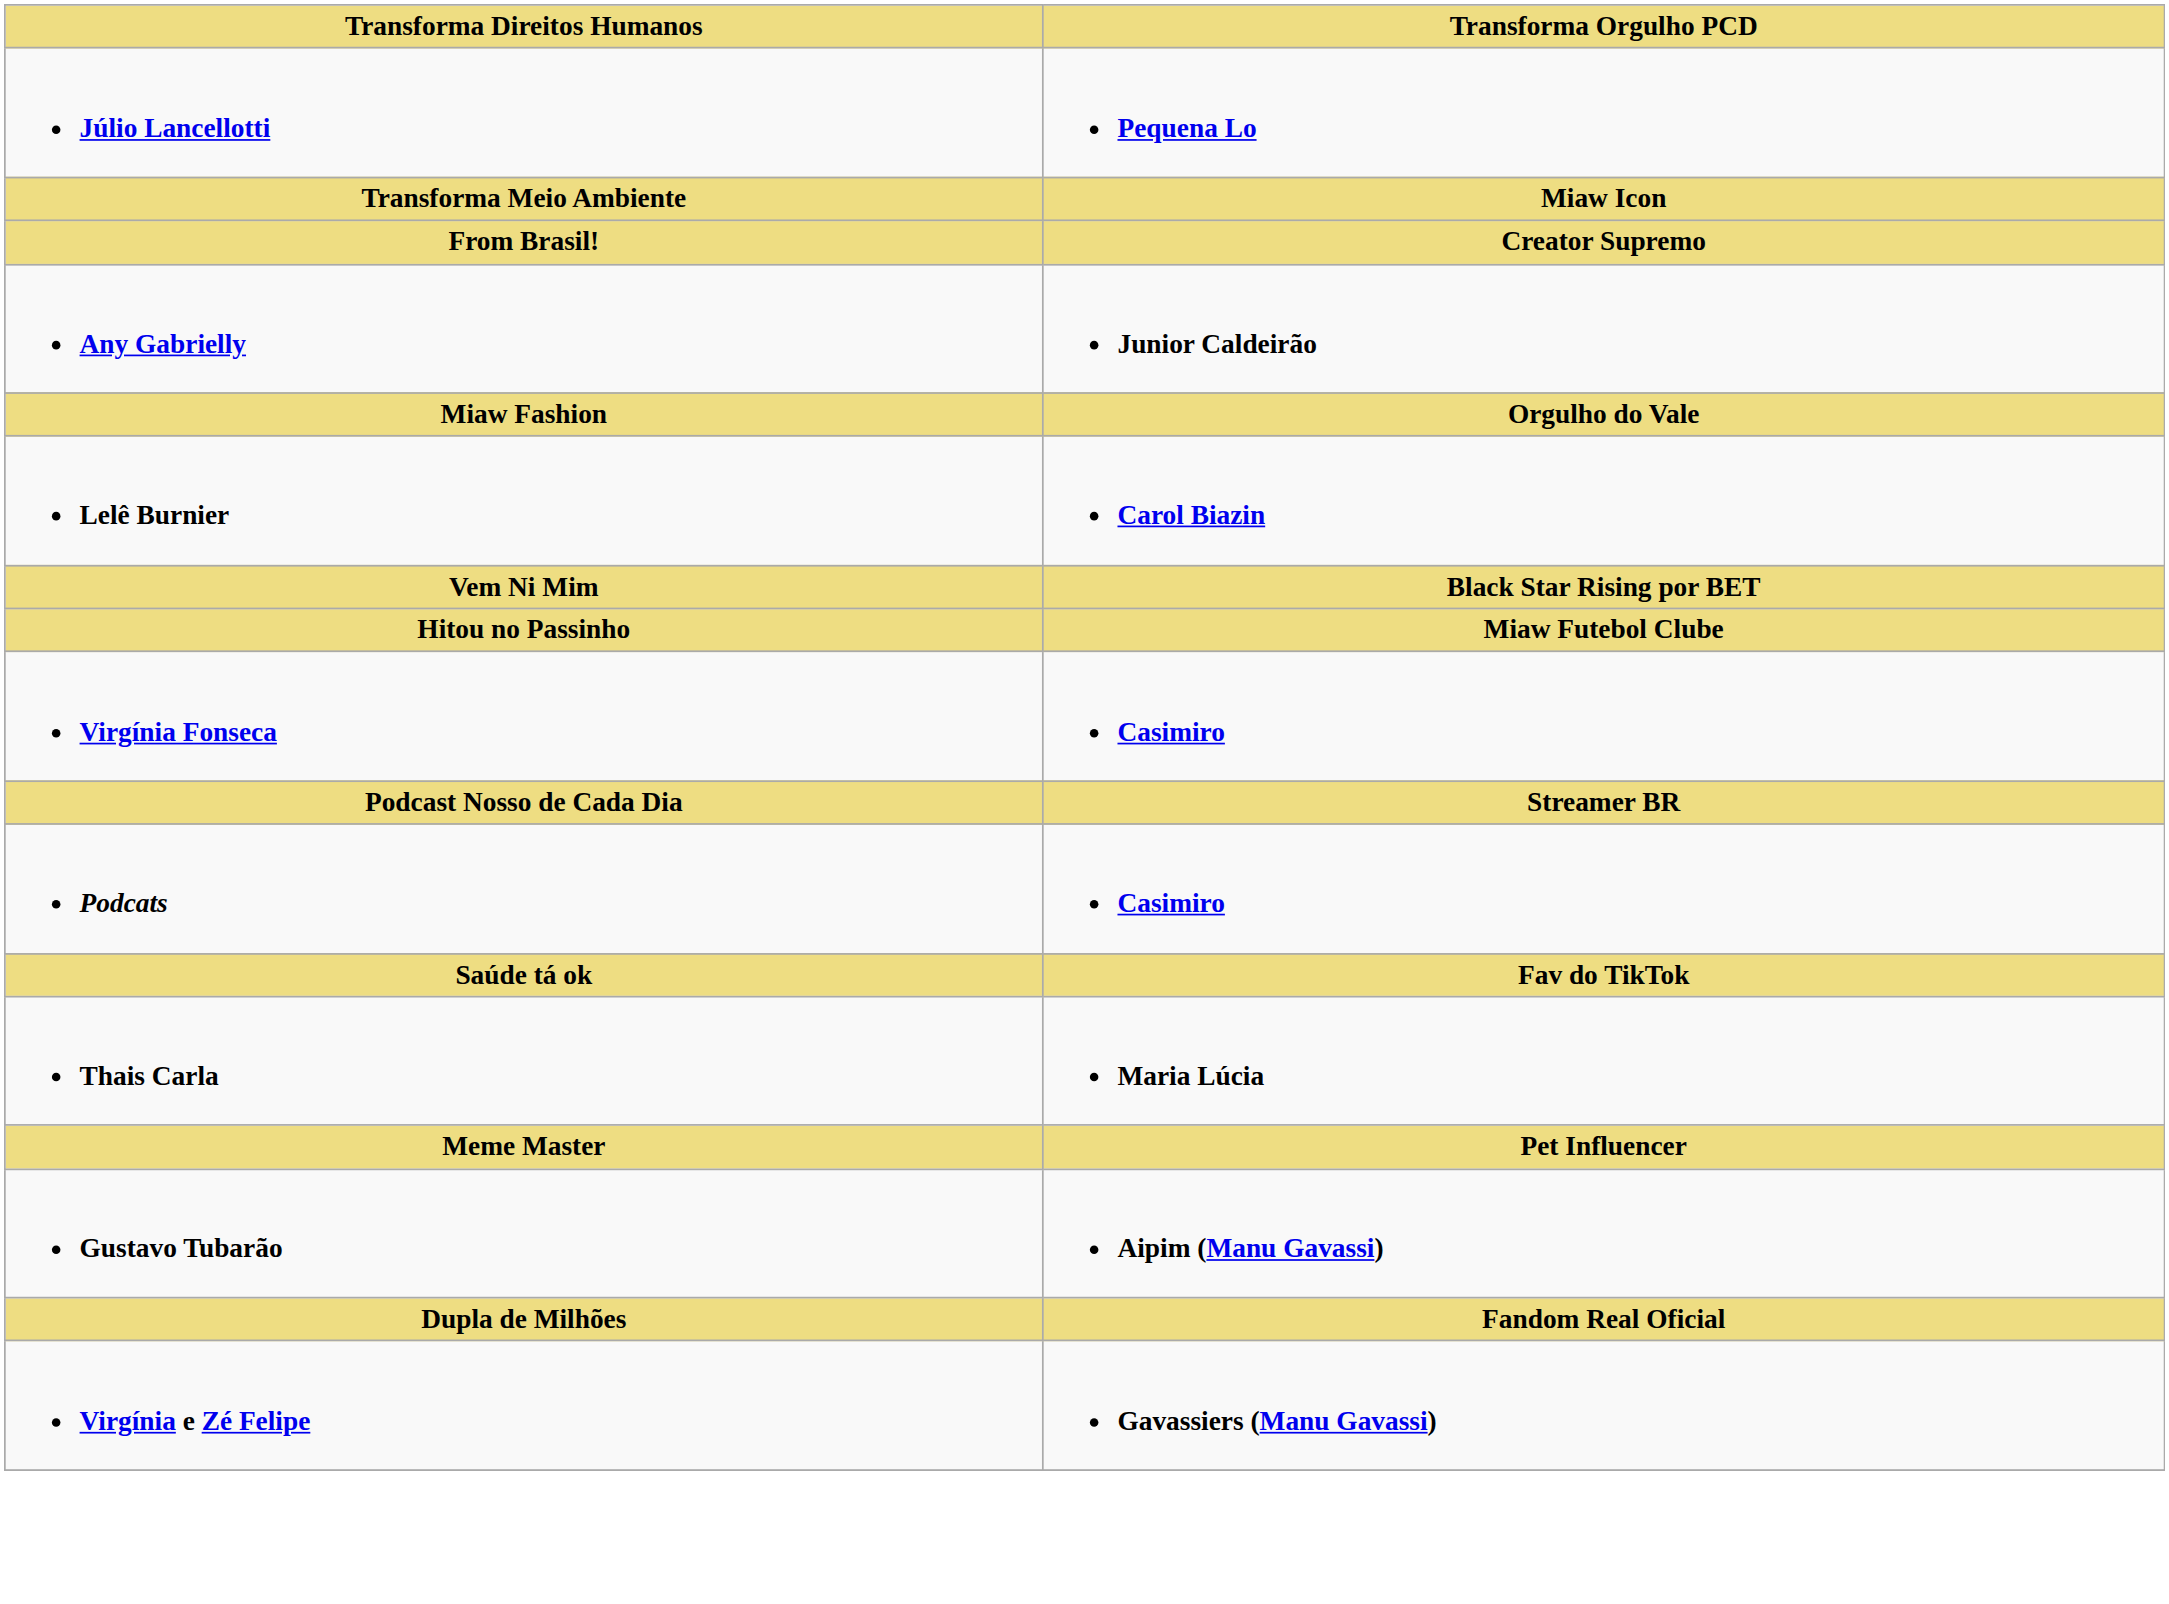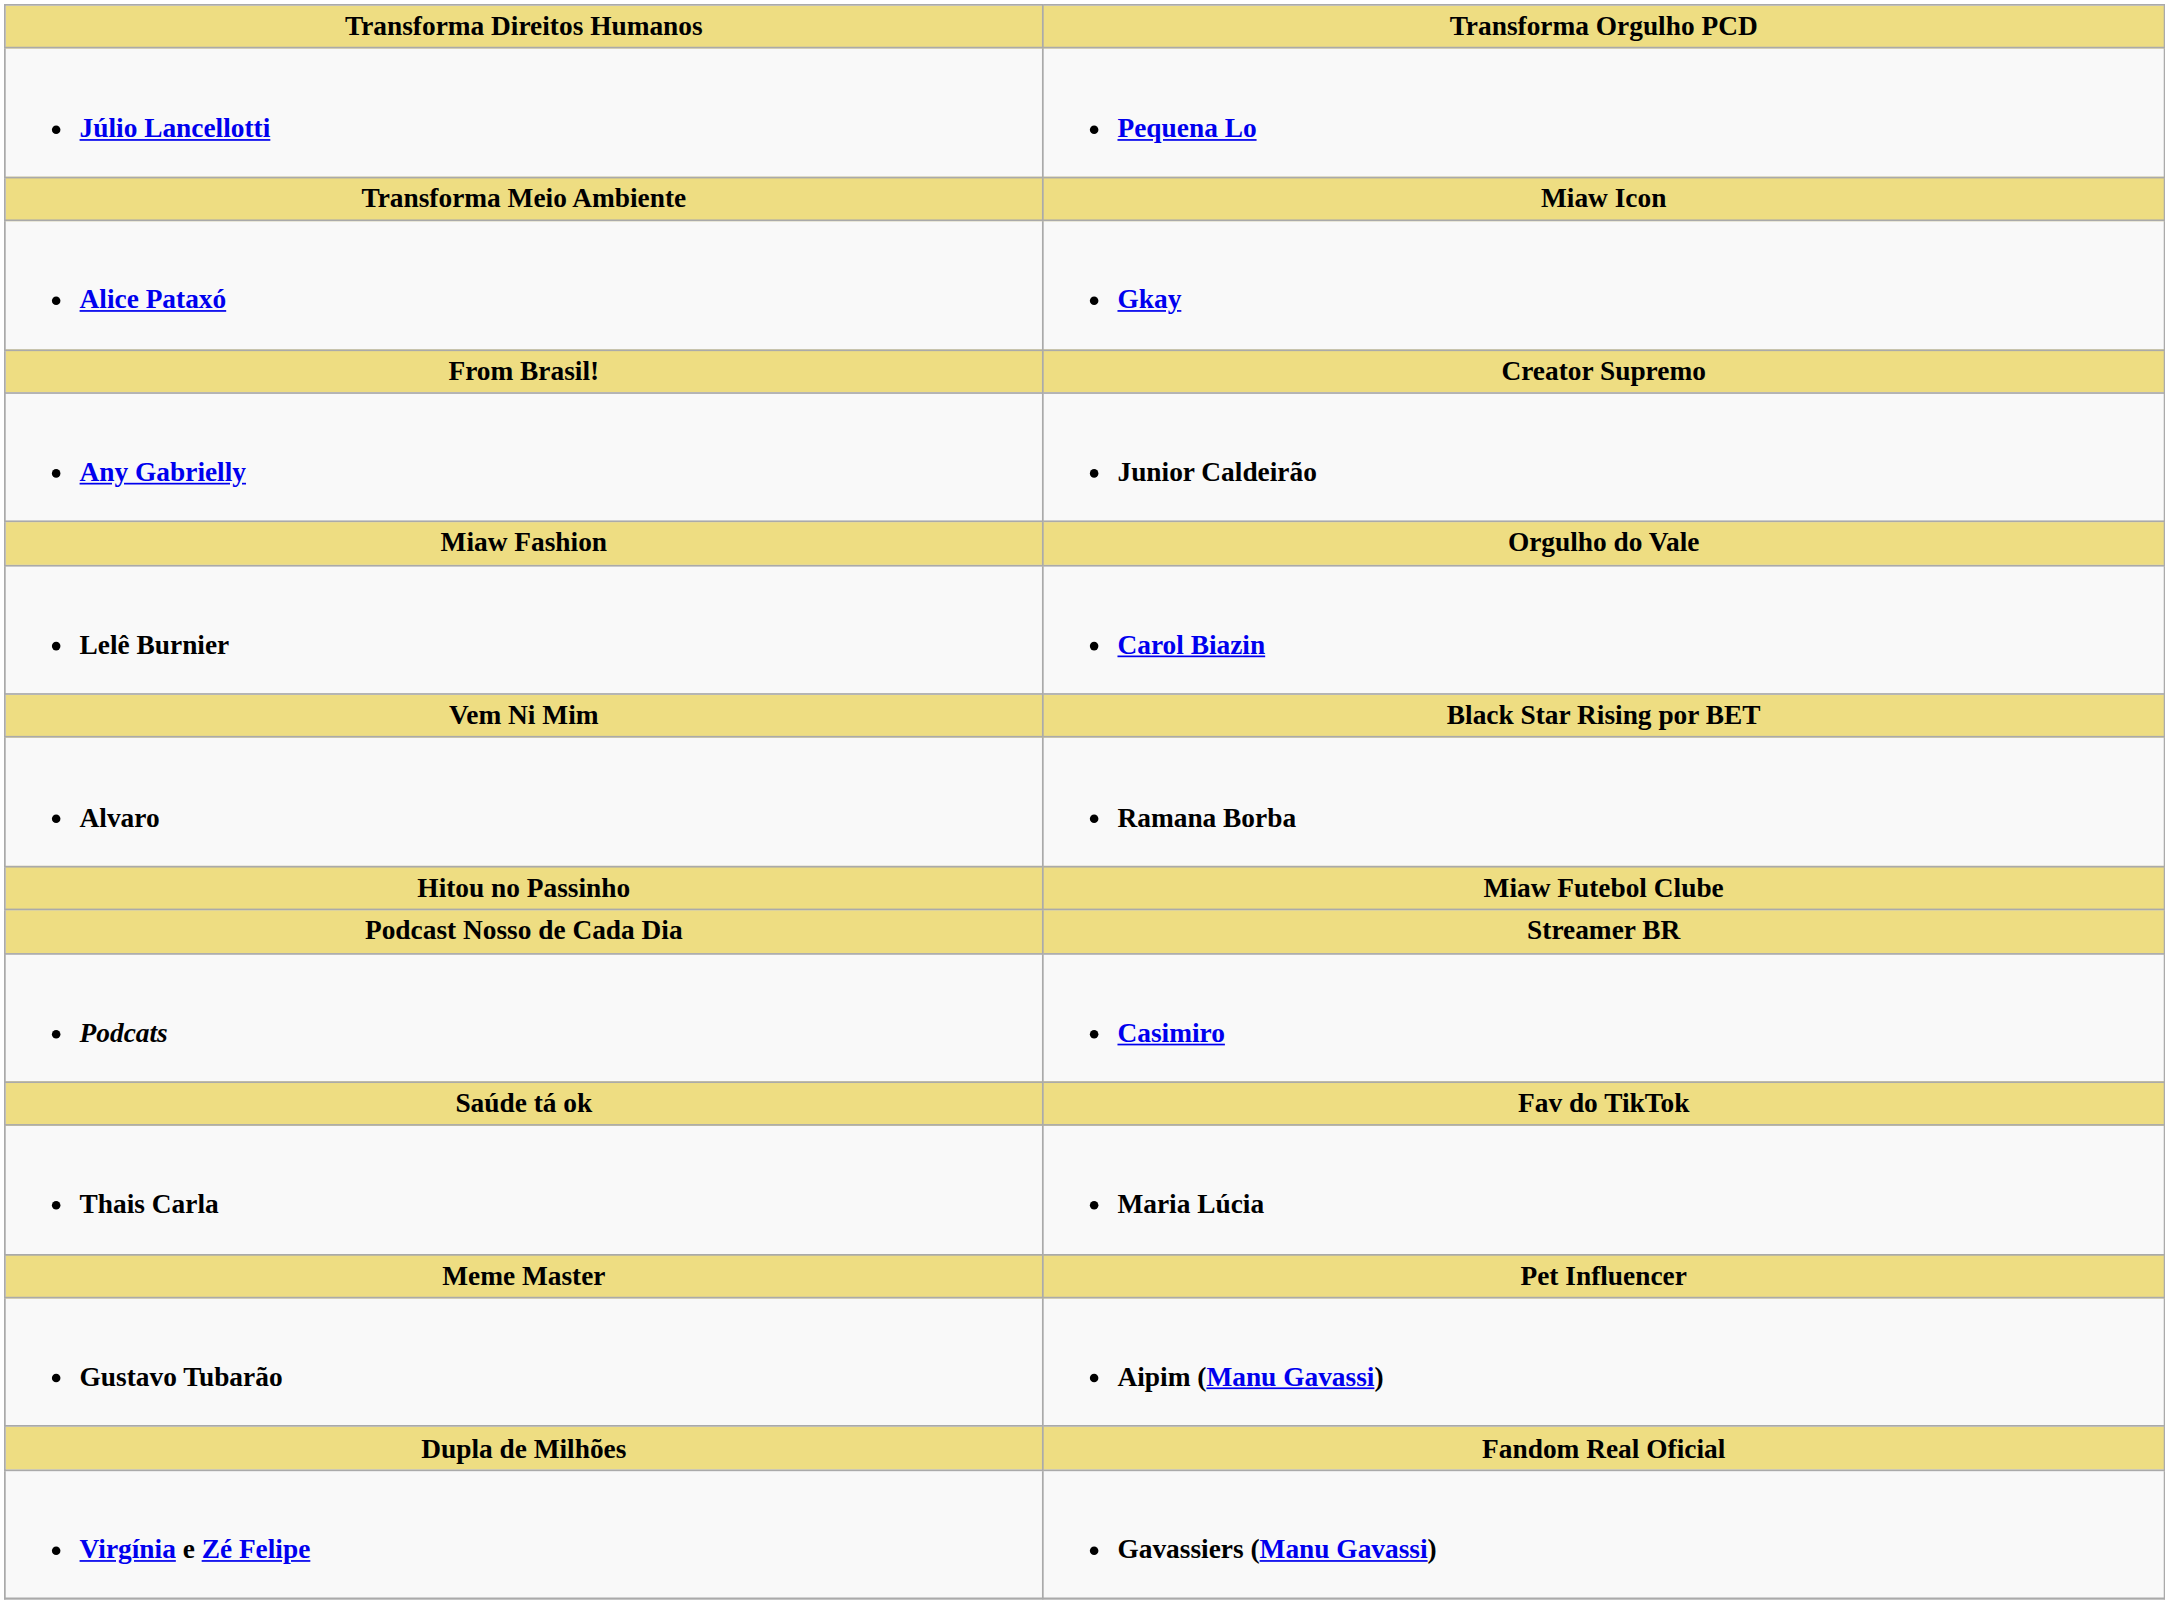+ row: (524, 300)
+ row: (524, 817)
- row: (524, 732)
